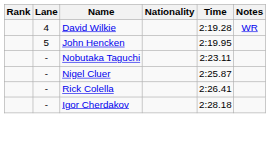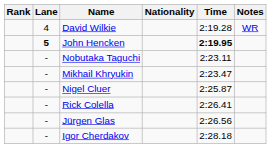(46, 43) normal -> (46, 43) bold
(215, 43) normal -> (216, 43) bold
+ row: (98, 74)
+ row: (89, 120)
